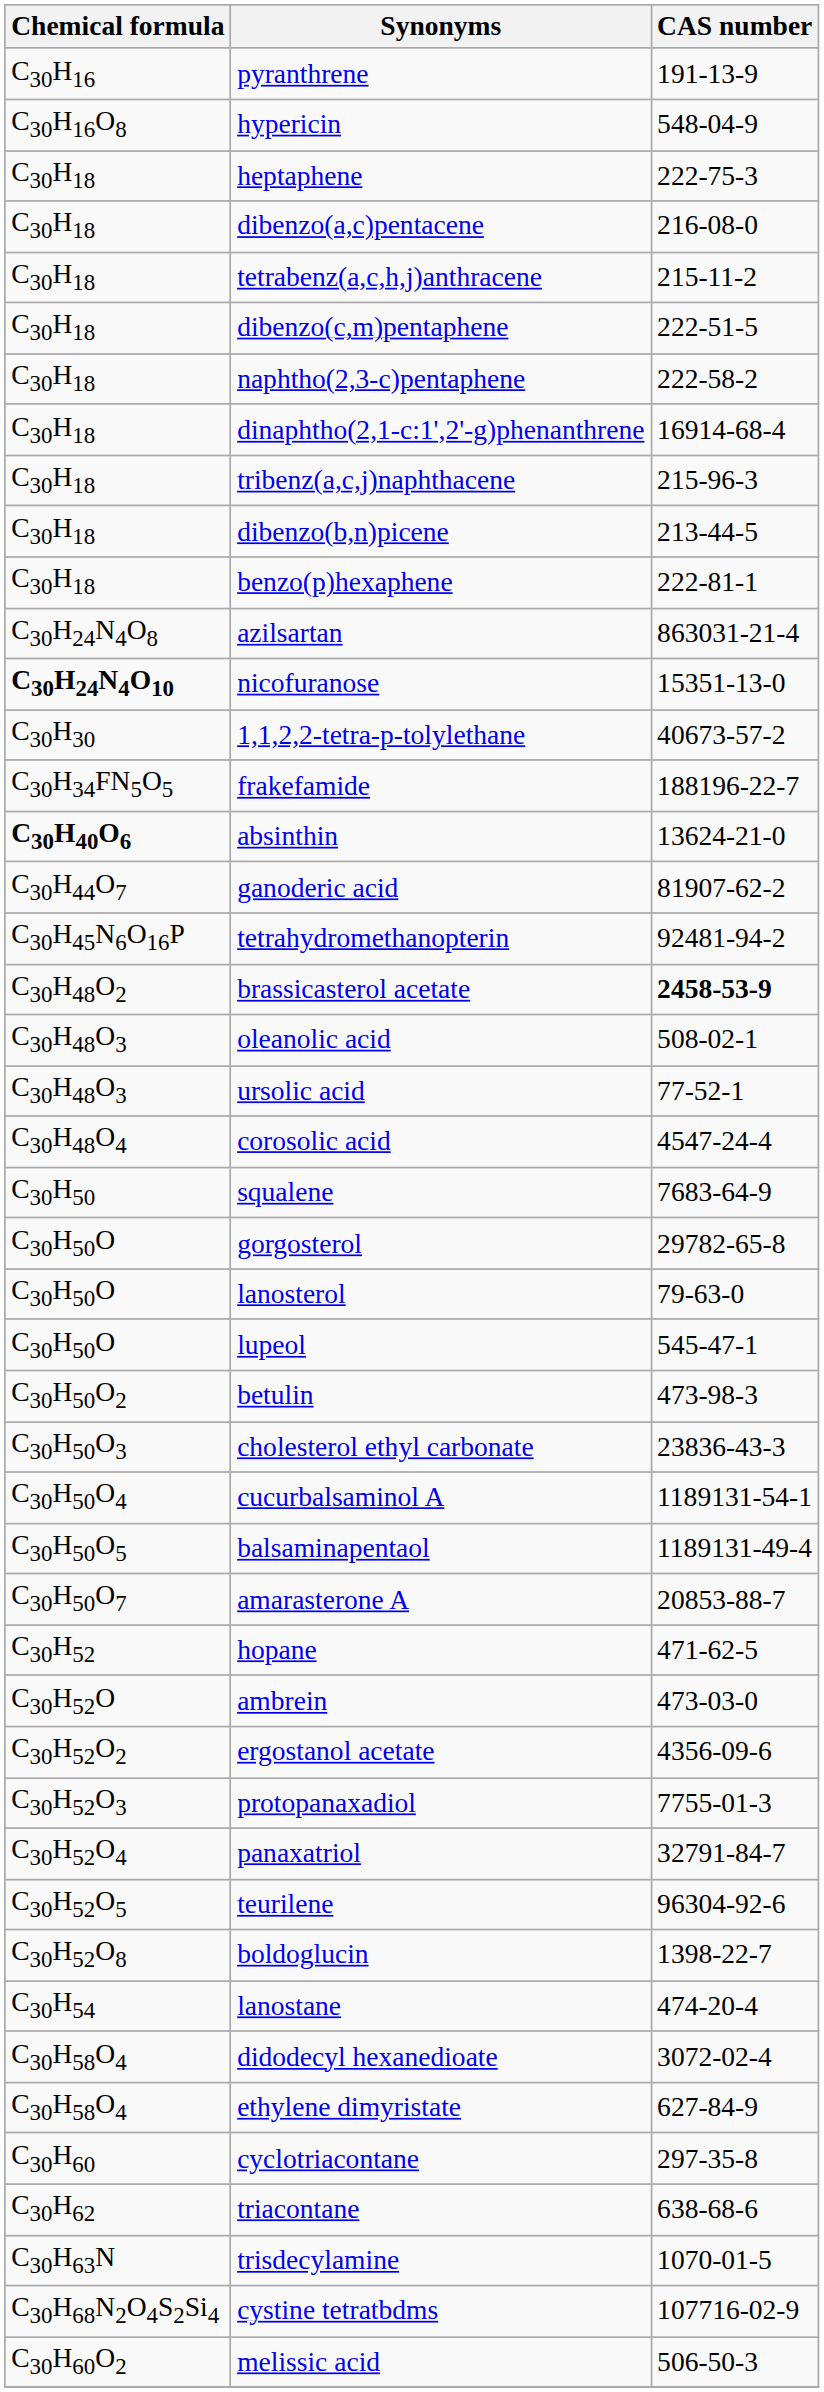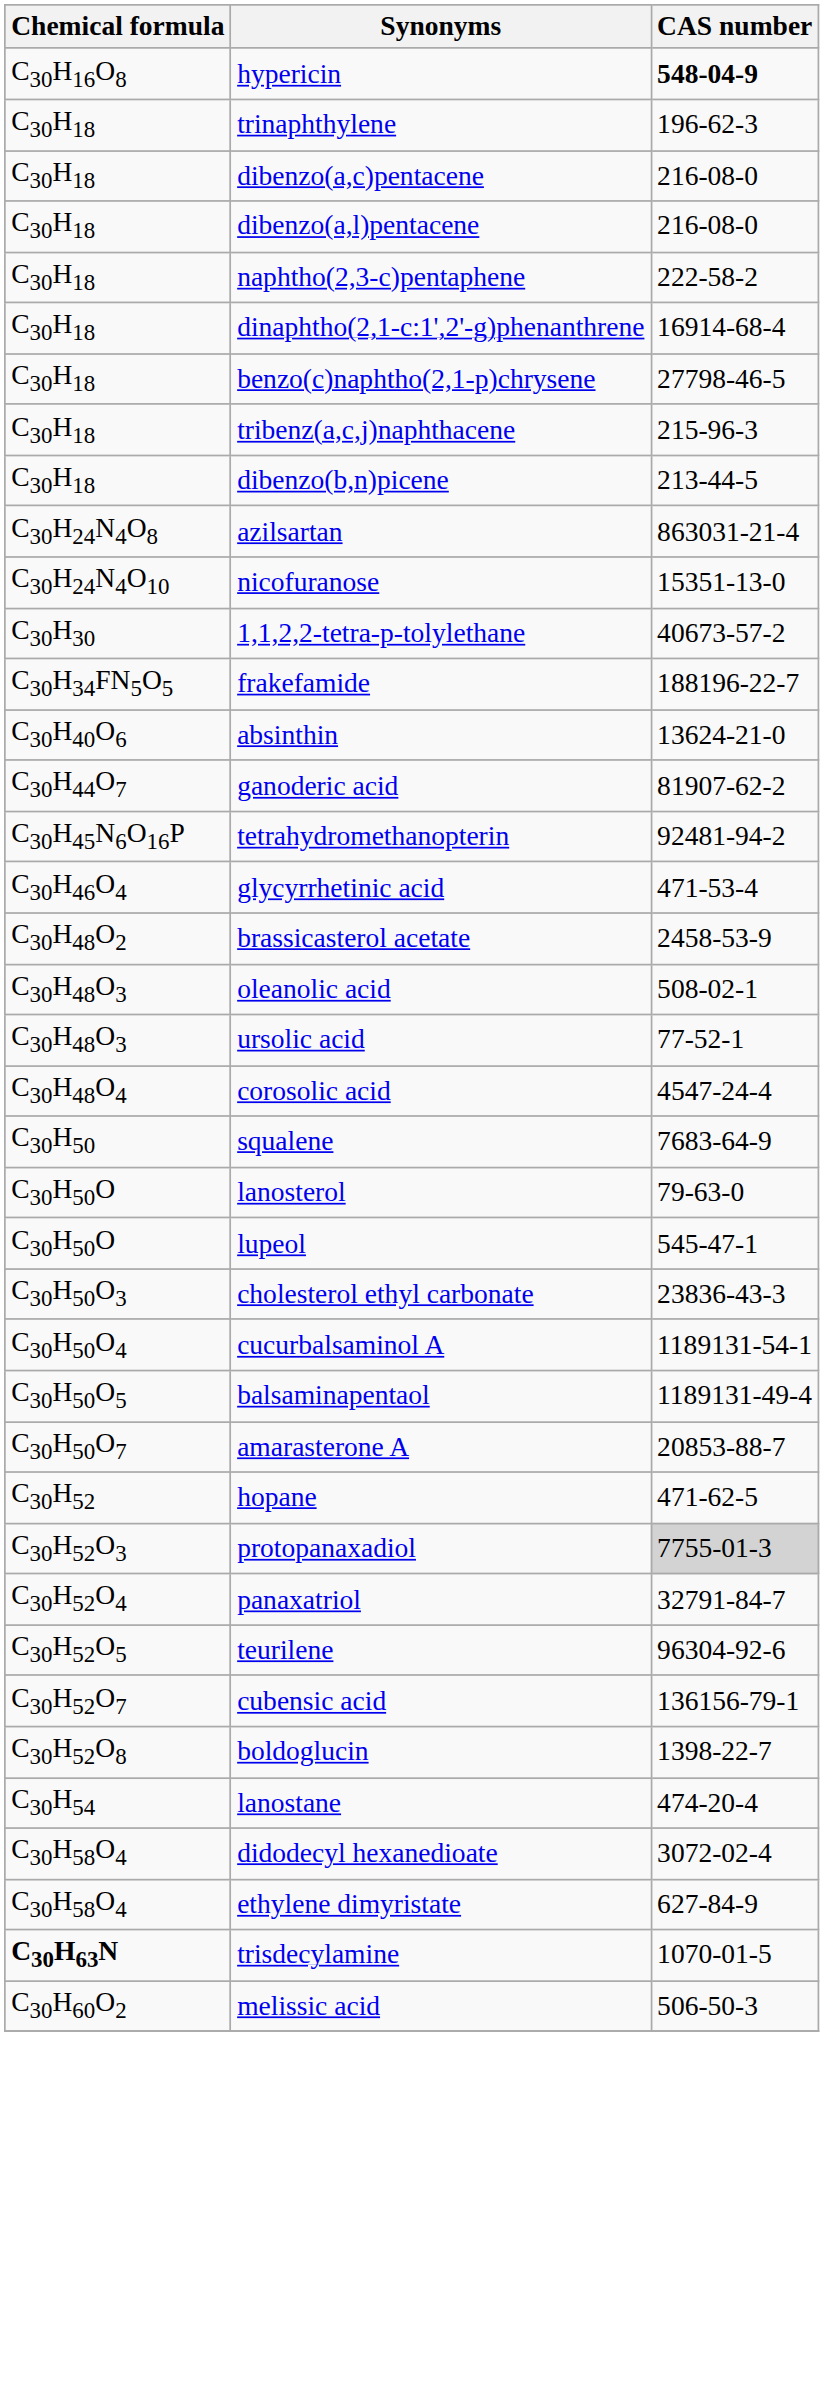- row: (303, 73)
(708, 124) normal -> (708, 73) bold
- row: (300, 175)
+ row: (317, 124)
+ row: (358, 226)
- row: (390, 276)
- row: (373, 327)
+ row: (416, 378)
- row: (345, 582)
(93, 683) bold -> (90, 582) normal
(71, 836) bold -> (69, 734) normal
+ row: (341, 887)
(714, 988) bold -> (714, 937) normal
- row: (300, 1243)
- row: (275, 1395)
- row: (282, 1700)
- row: (336, 1751)
(714, 1802) no background -> (714, 1548) lightgrey background
+ row: (312, 1700)
- row: (328, 2158)
- row: (298, 2209)
(63, 2260) normal -> (65, 1954) bold
- row: (338, 2310)
